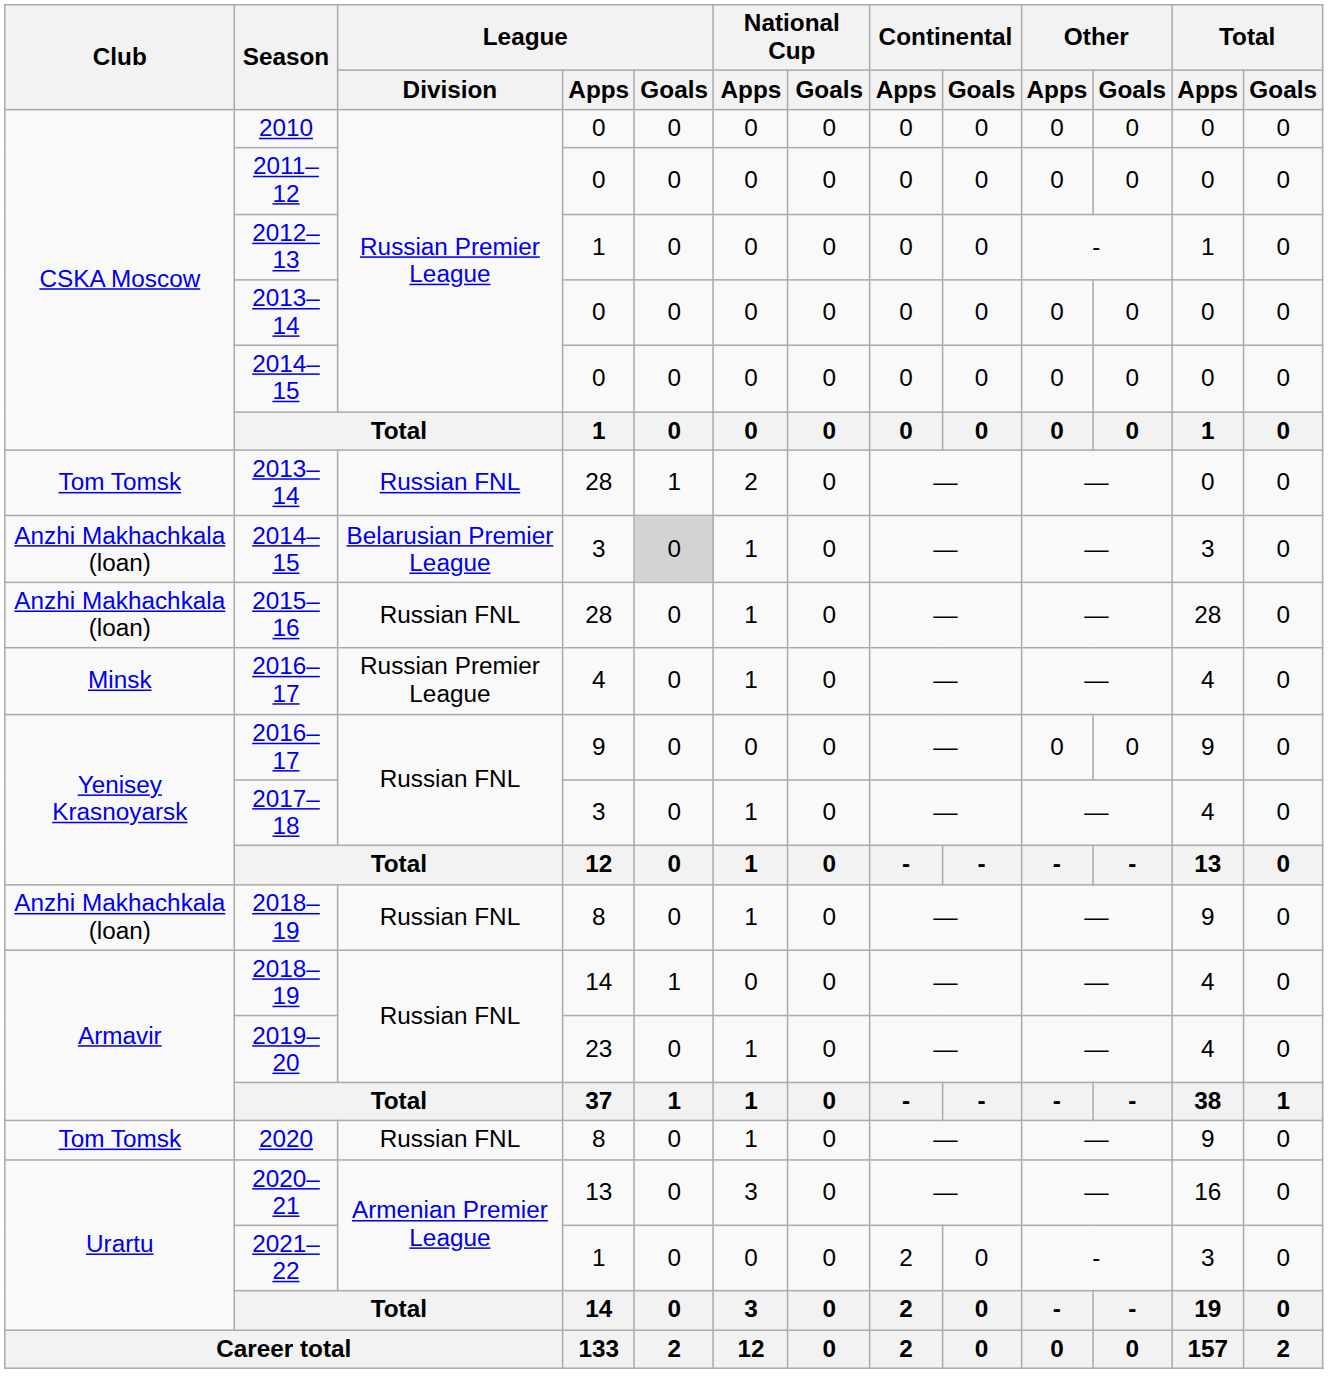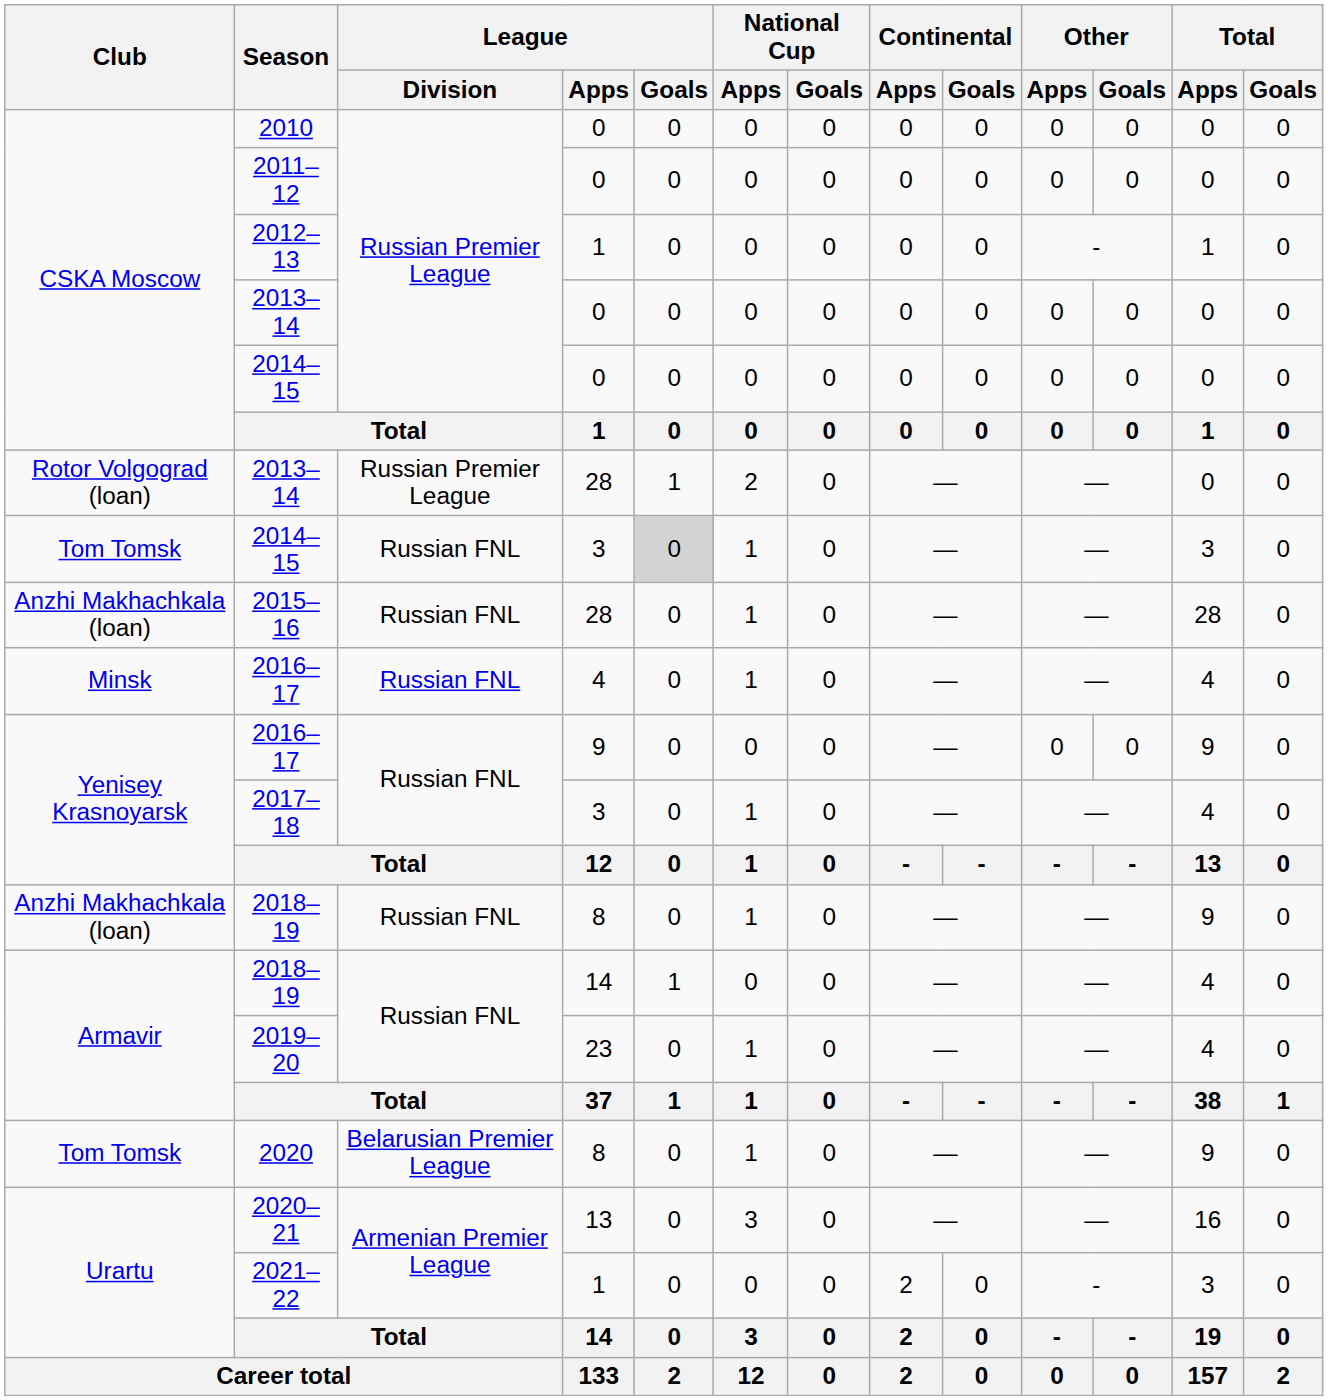(120, 482) Tom Tomsk -> (120, 482) Rotor Volgograd (loan)
(450, 482) Russian FNL -> (450, 482) Russian Premier League
(120, 548) Anzhi Makhachkala (loan) -> (120, 548) Tom Tomsk
(450, 548) Belarusian Premier League -> (450, 548) Russian FNL
(450, 680) Russian Premier League -> (450, 680) Russian FNL
(450, 1139) Russian FNL -> (450, 1153) Belarusian Premier League
